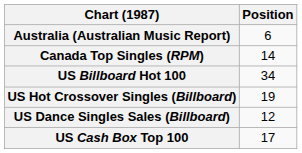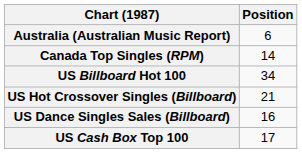(268, 96) 19 -> (268, 96) 21
(268, 117) 12 -> (268, 117) 16
